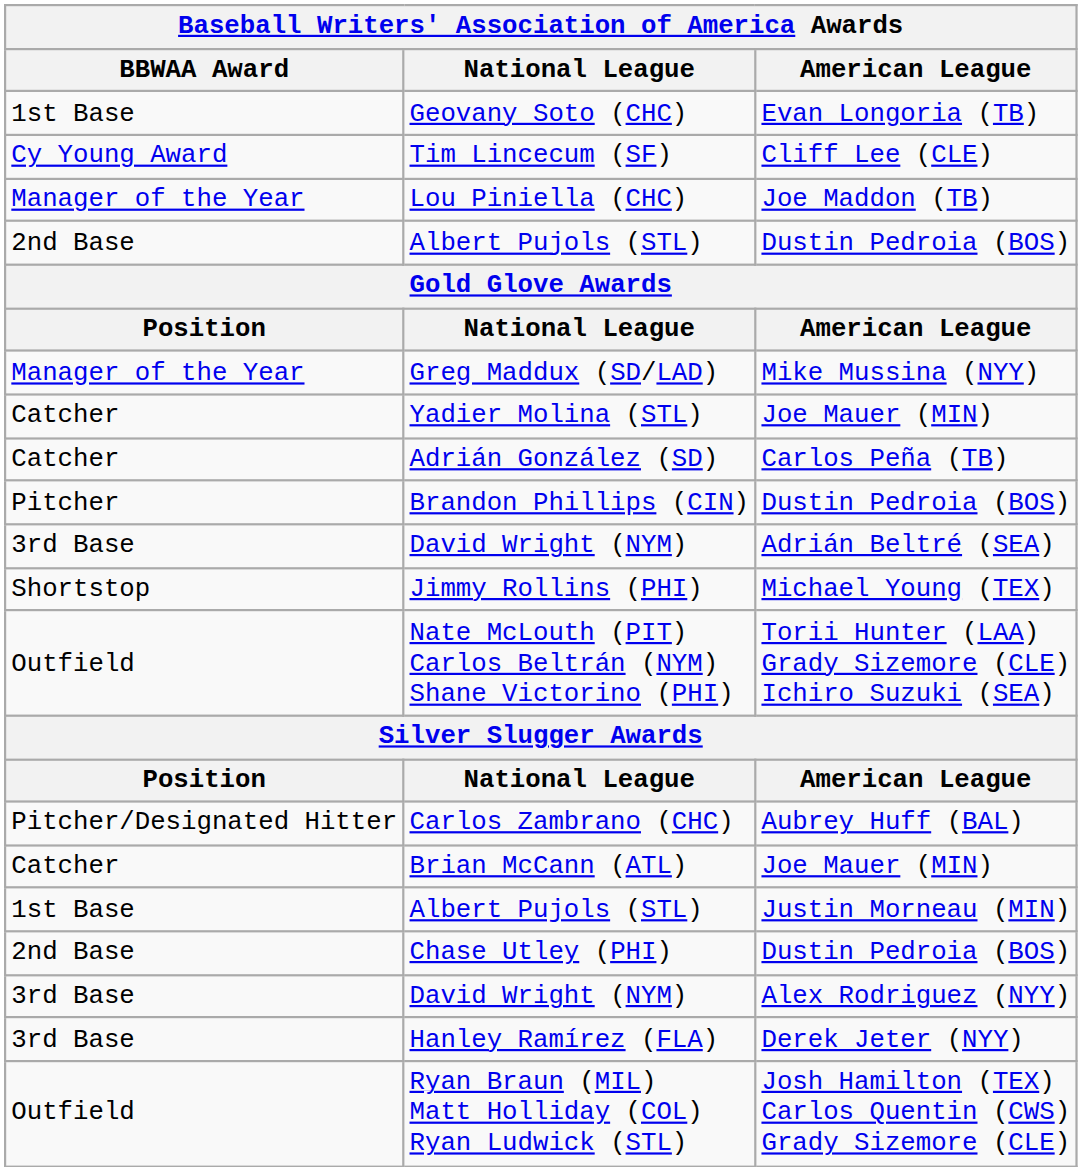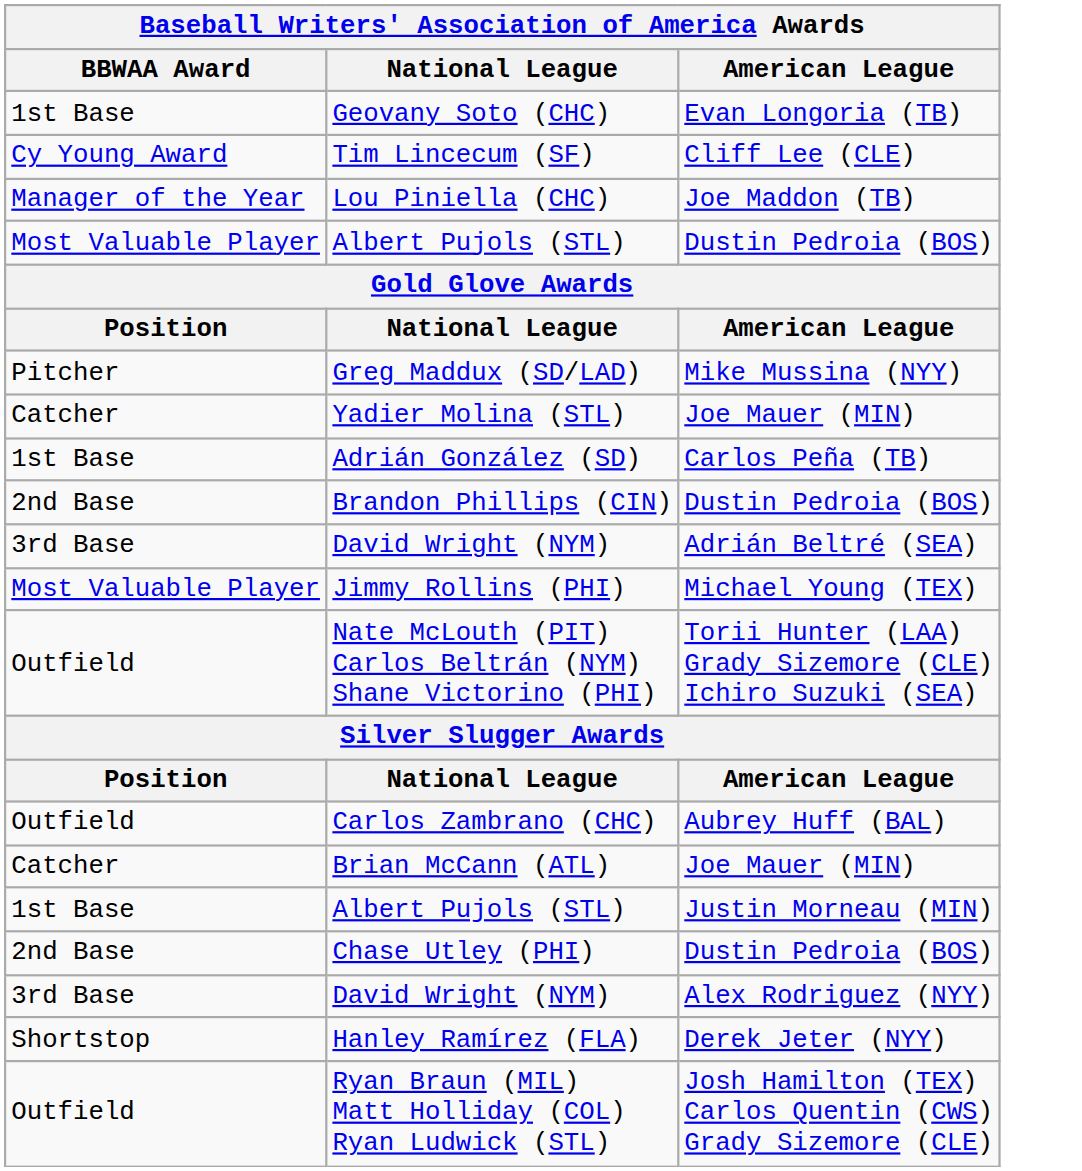(73, 243) 2nd Base -> (166, 243) Most Valuable Player
(158, 372) Manager of the Year -> (65, 372) Pitcher
(65, 459) Catcher -> (73, 459) 1st Base
(65, 502) Pitcher -> (73, 502) 2nd Base
(81, 589) Shortstop -> (166, 589) Most Valuable Player
(204, 823) Pitcher/Designated Hitter -> (73, 823) Outfield
(73, 1039) 3rd Base -> (81, 1039) Shortstop
